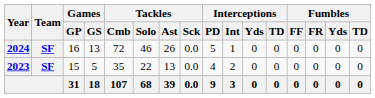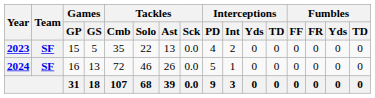rows swapped: (18, 66) <-> (18, 48)
